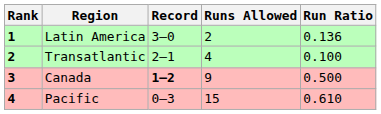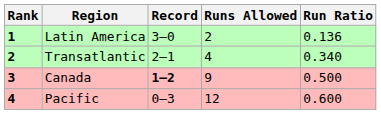(323, 57) 0.100 -> (323, 57) 0.340
(212, 99) 15 -> (212, 99) 12
(323, 99) 0.610 -> (323, 99) 0.600
